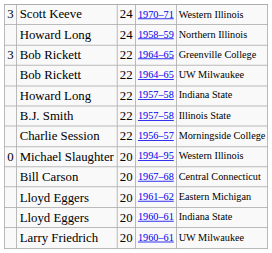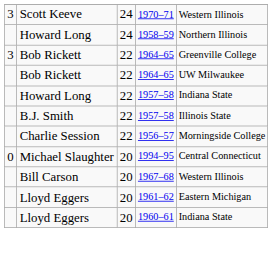(211, 156) Western Illinois -> (220, 156) Central Connecticut
(220, 177) Central Connecticut -> (211, 177) Western Illinois
- row: (59, 237)
